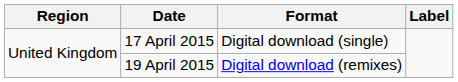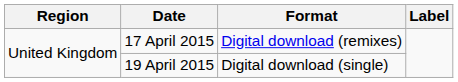(305, 41) Digital download (single) -> (312, 41) Digital download (remixes)
(312, 65) Digital download (remixes) -> (305, 65) Digital download (single)
